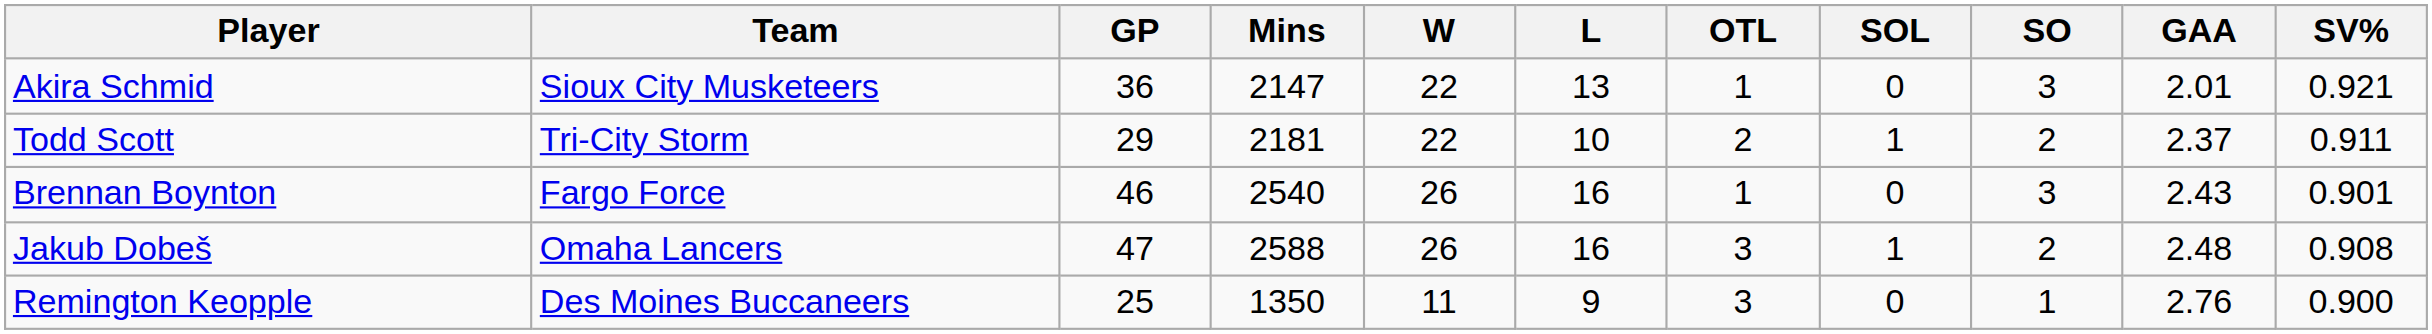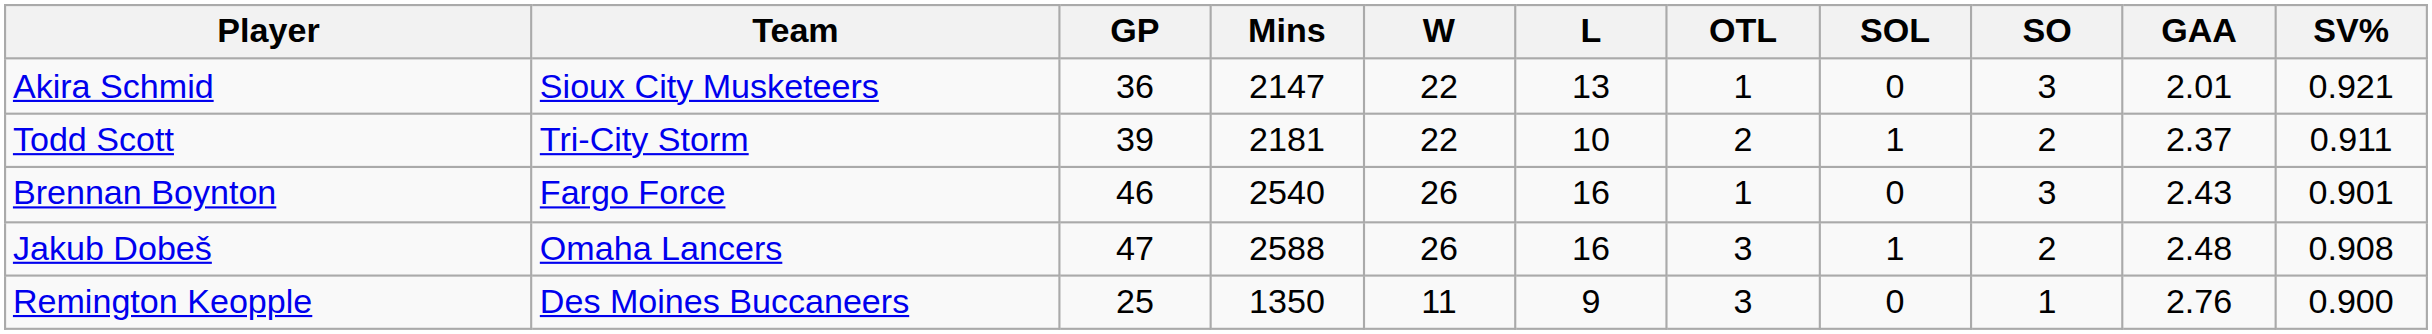(1135, 139) 29 -> (1135, 139) 39
